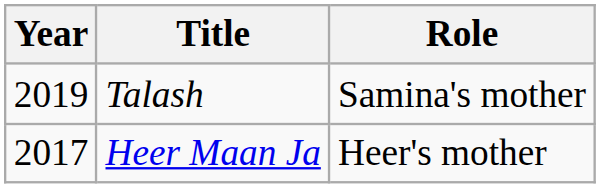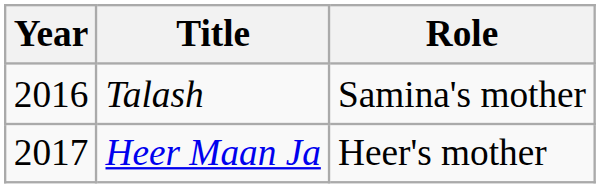(51, 93) 2019 -> (51, 93) 2016
